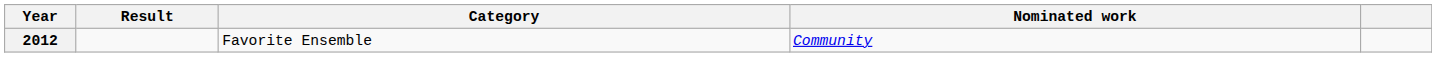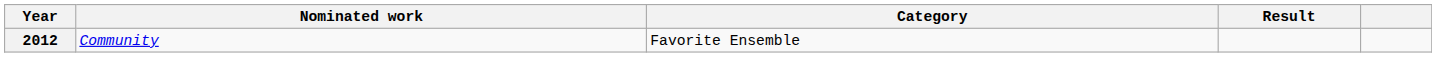columns swapped: (1075, 17) <-> (147, 17)
